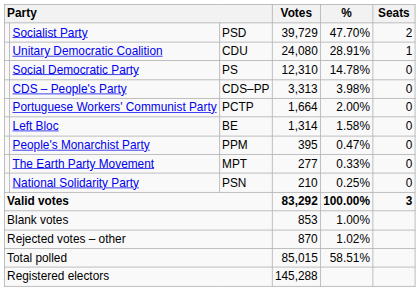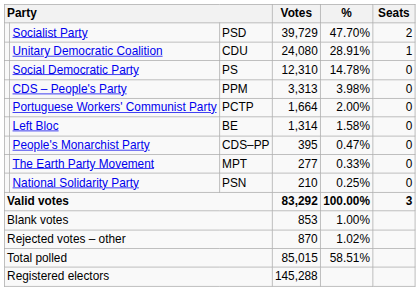(246, 88) CDS–PP -> (235, 88) PPM
(235, 145) PPM -> (246, 145) CDS–PP
